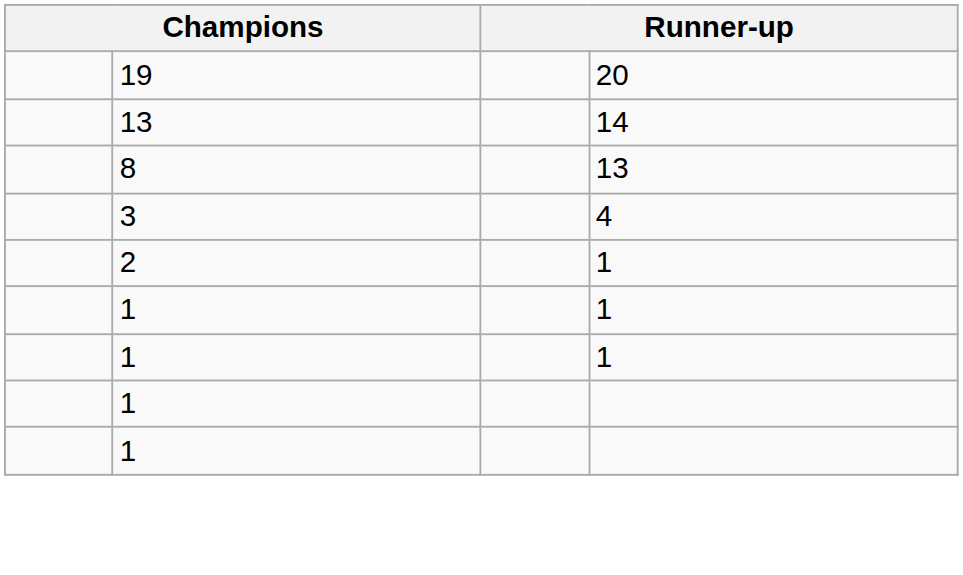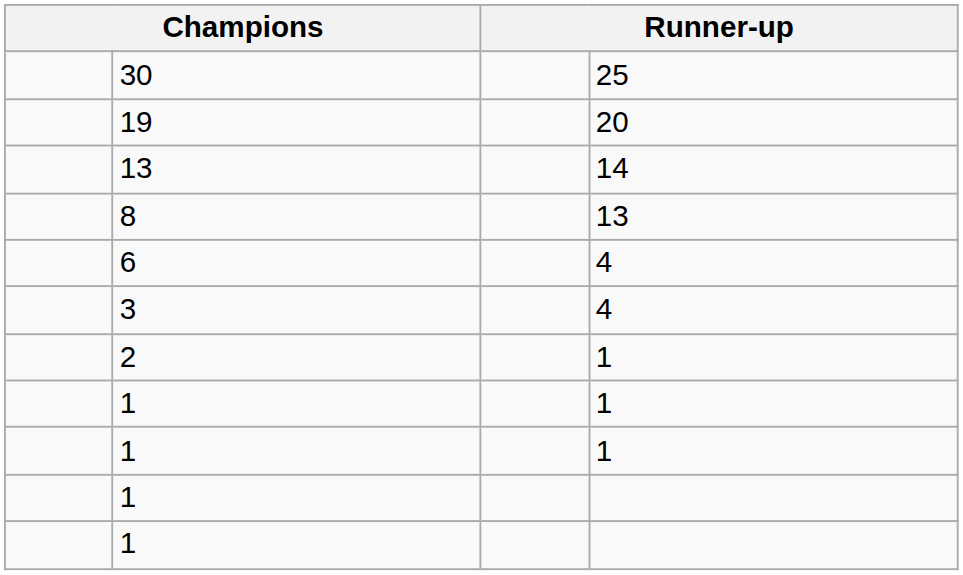+ row: (136, 74)
+ row: (128, 262)
